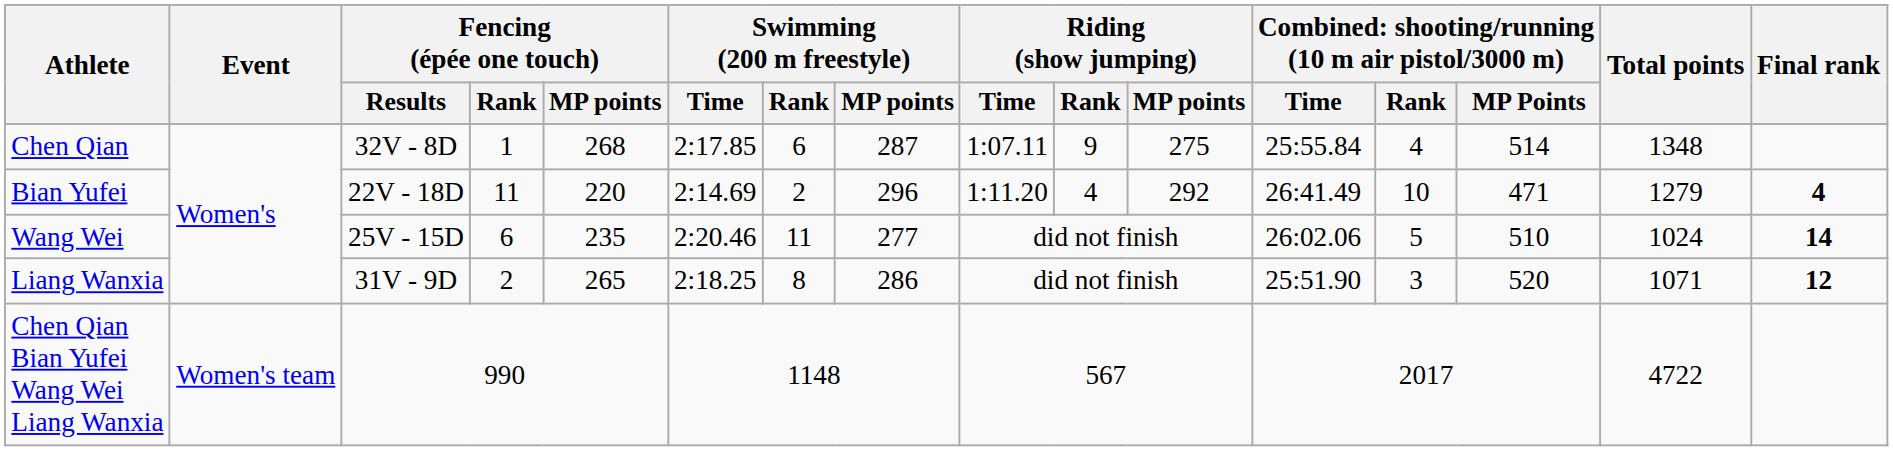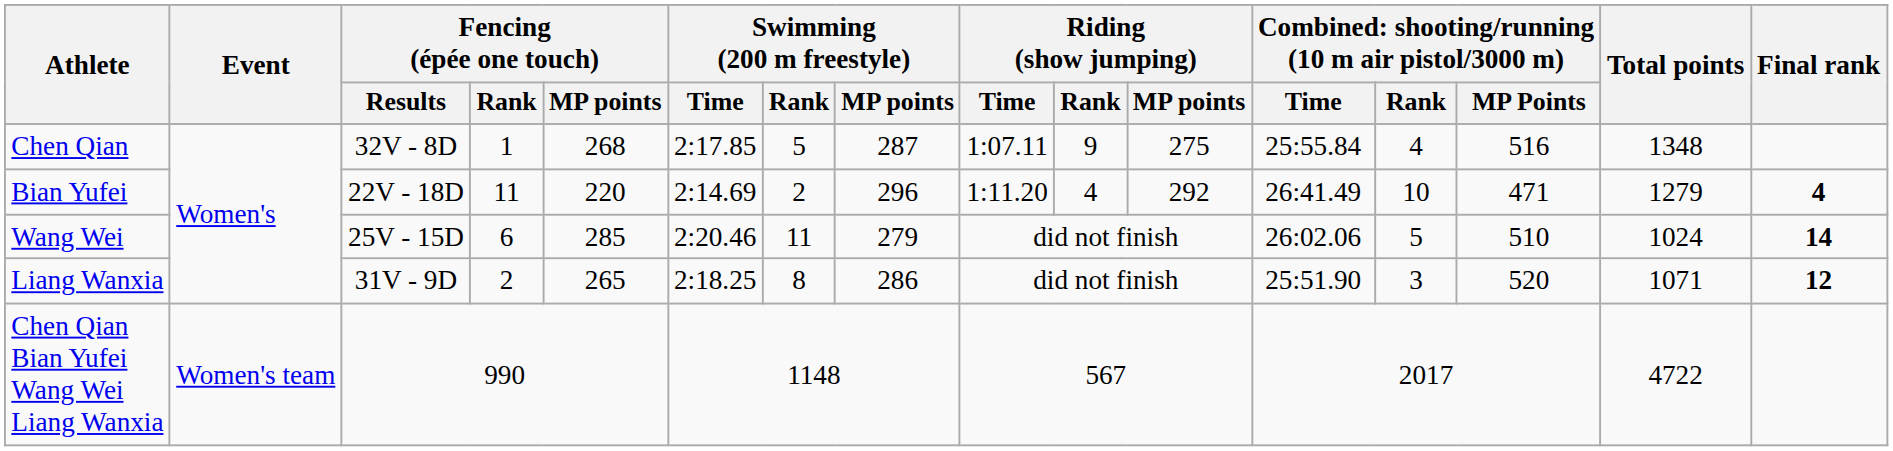(799, 146) 6 -> (799, 146) 5
(1529, 146) 514 -> (1529, 146) 516
(605, 236) 235 -> (605, 236) 285
(898, 236) 277 -> (898, 236) 279
